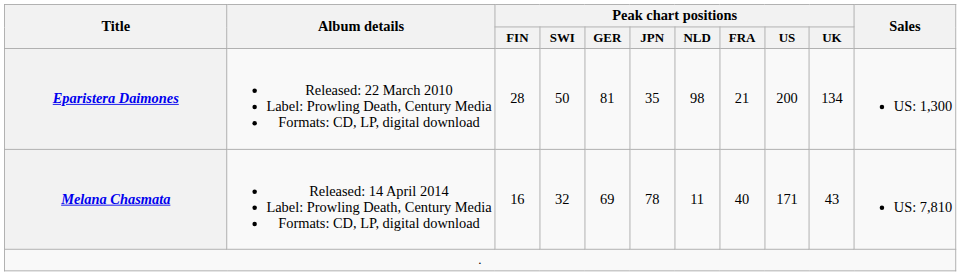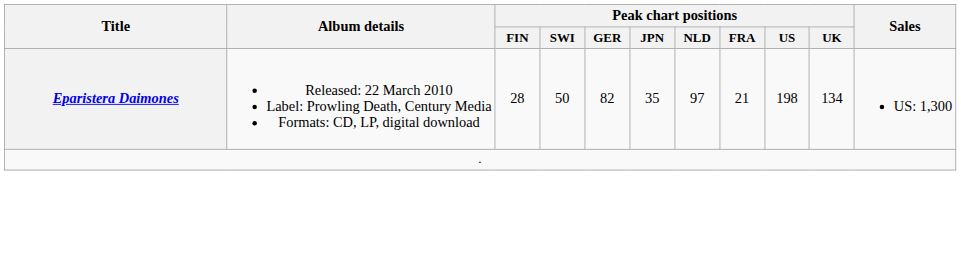(607, 98) 81 -> (607, 98) 82
(697, 98) 98 -> (697, 98) 97
(787, 98) 200 -> (787, 98) 198
- row: (116, 199)
